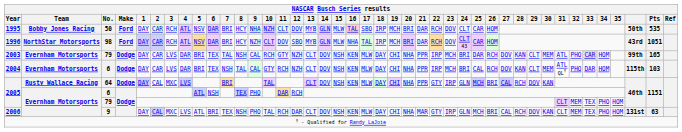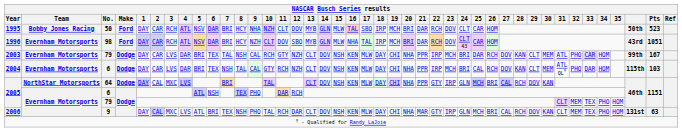(655, 29) 535 -> (655, 29) 523
(62, 42) NorthStar Motorsports -> (62, 42) Evernham Motorsports
(655, 55) 165 -> (655, 55) 167
(62, 82) Rusty Wallace Racing -> (62, 82) NorthStar Motorsports
